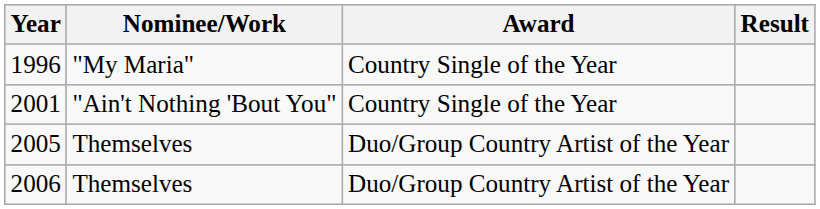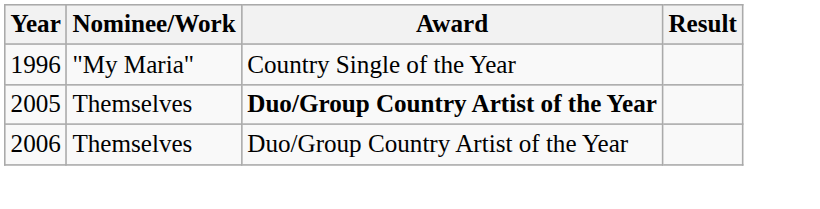- row: (36, 104)
(539, 143) normal -> (452, 104) bold
